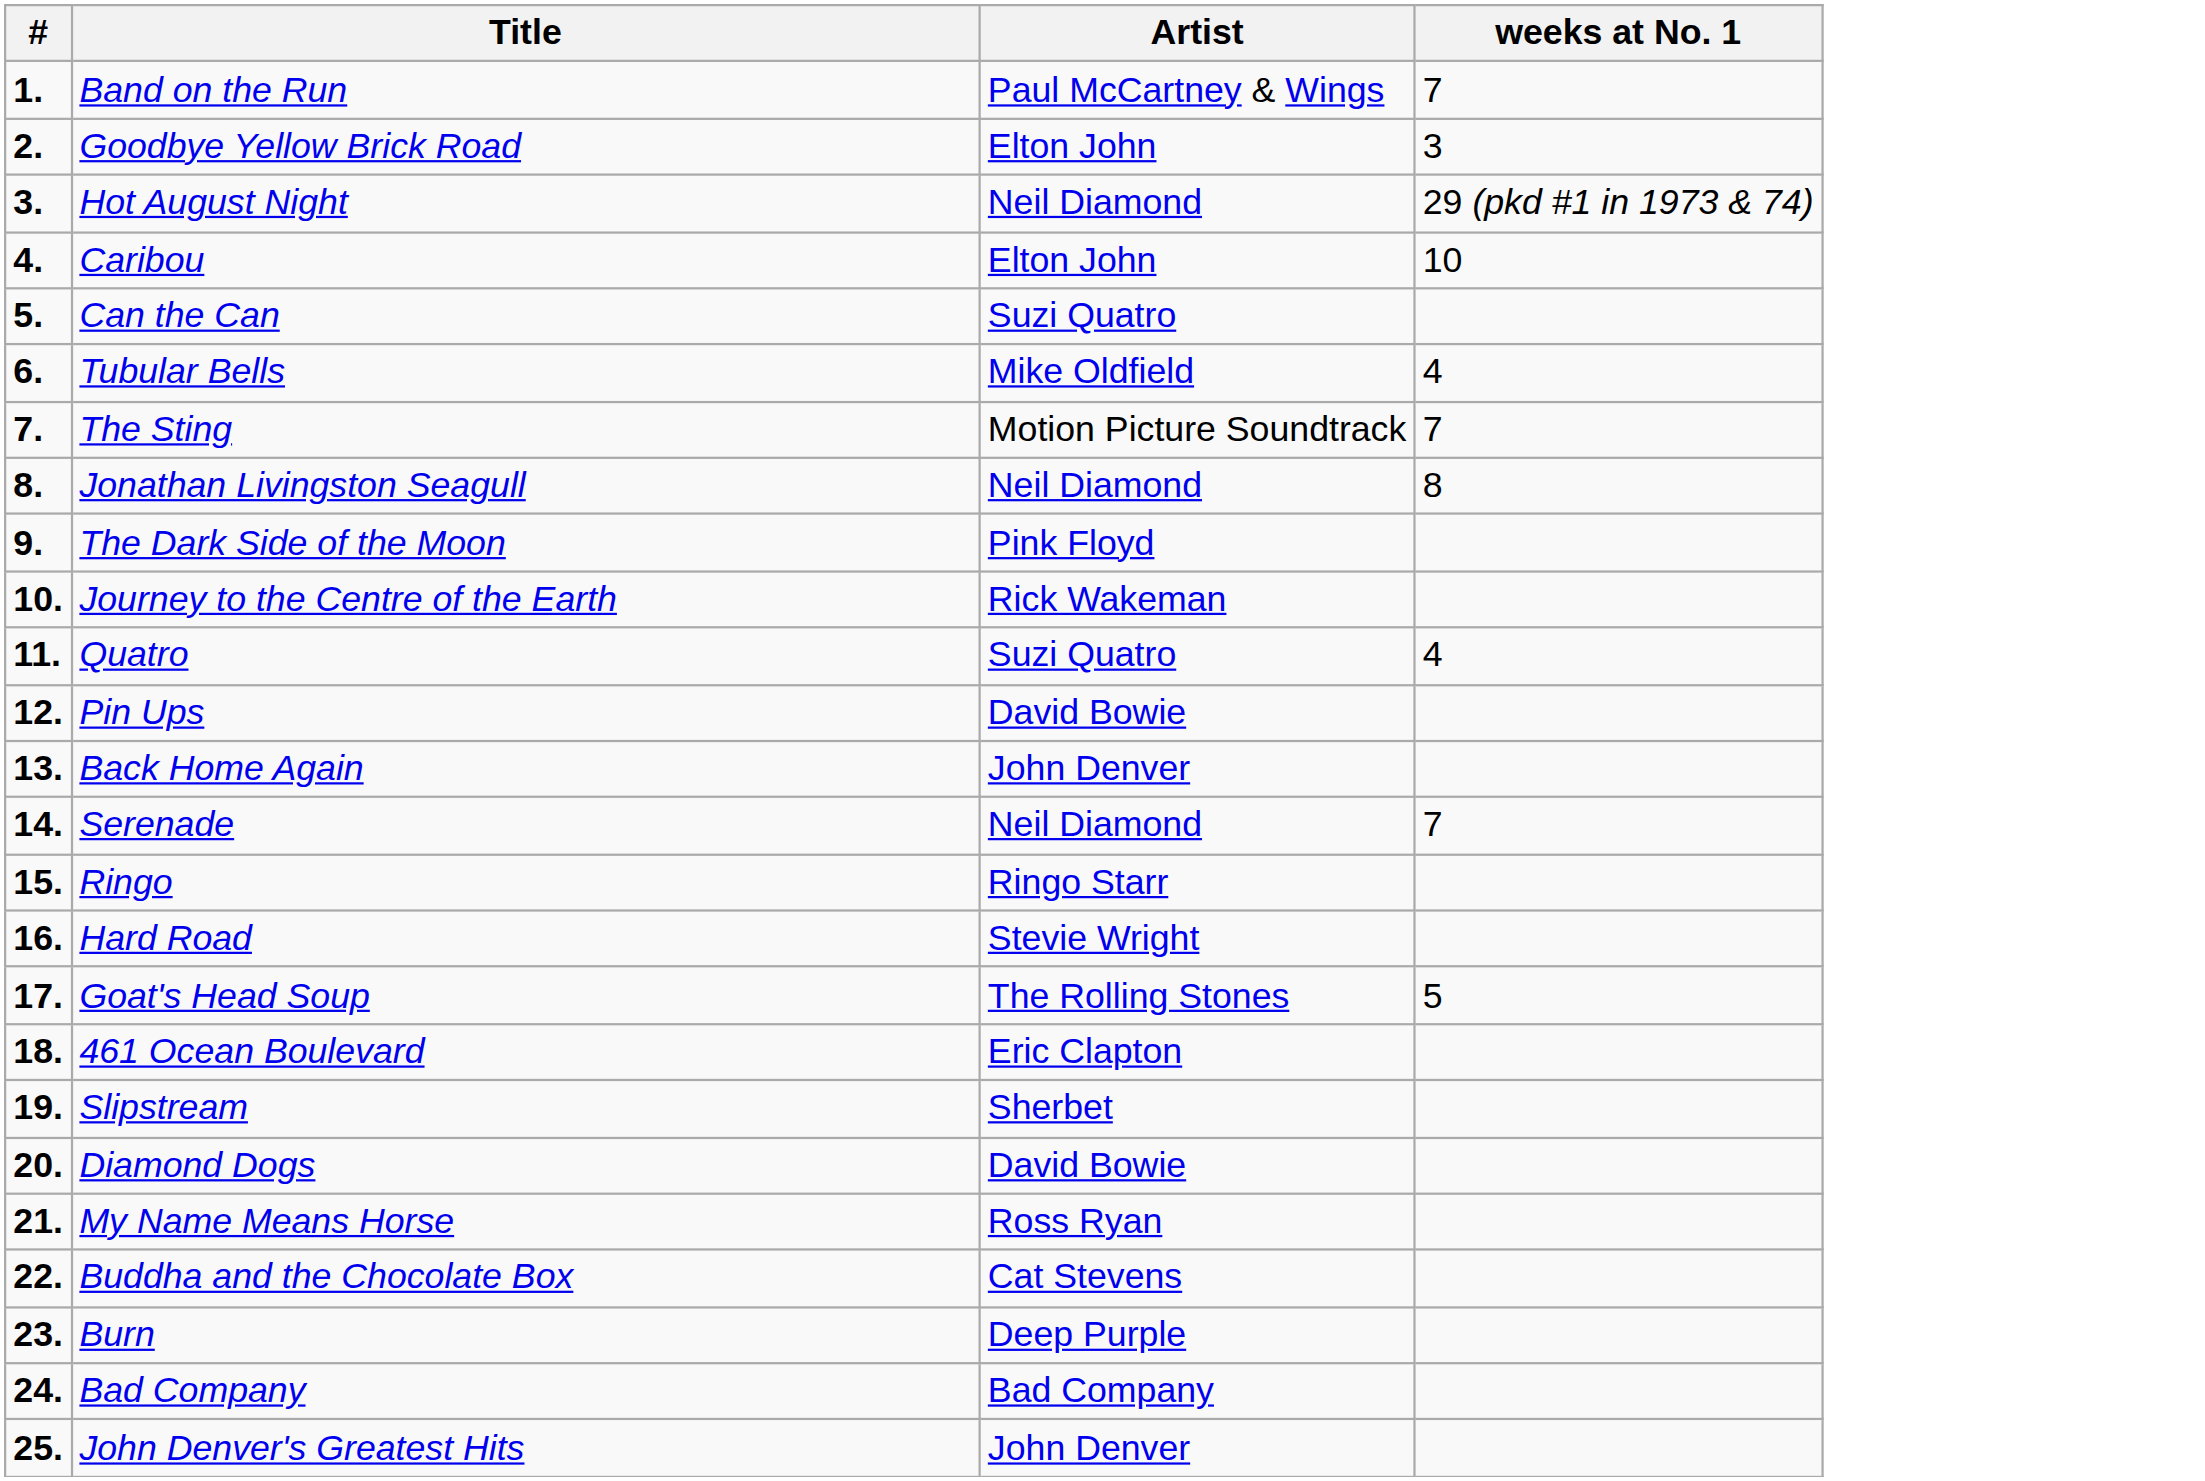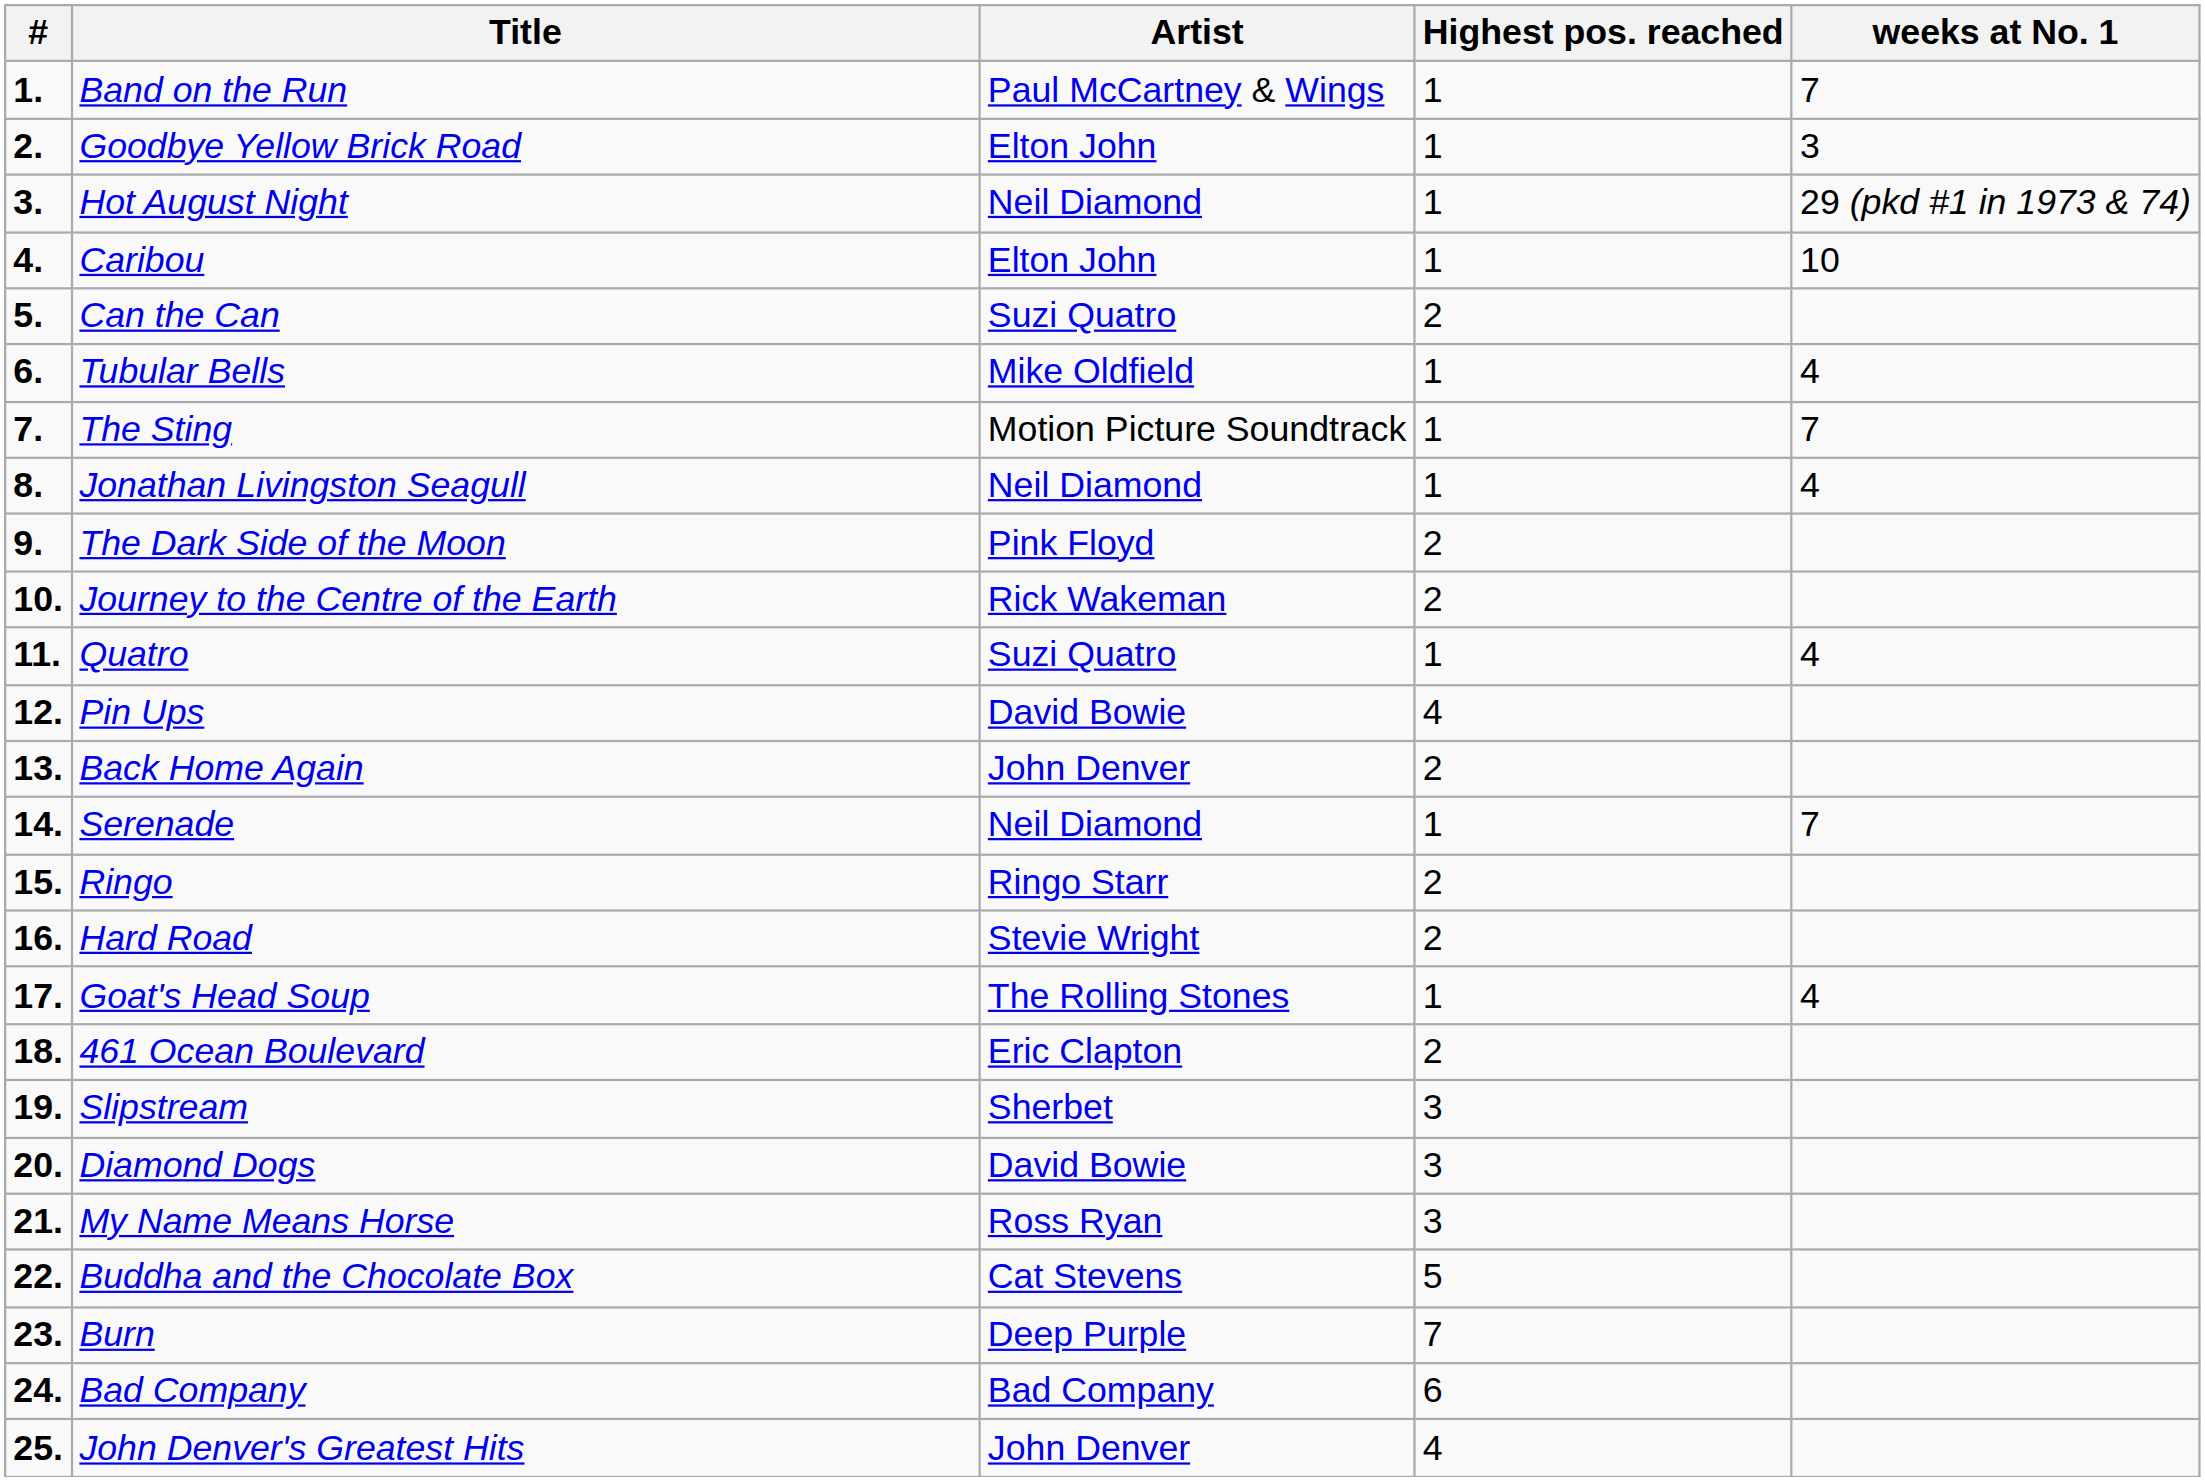+ column: (1603, 32)
(1433, 485) 8 -> (1810, 485) 4
(1433, 994) 5 -> (1810, 994) 4
